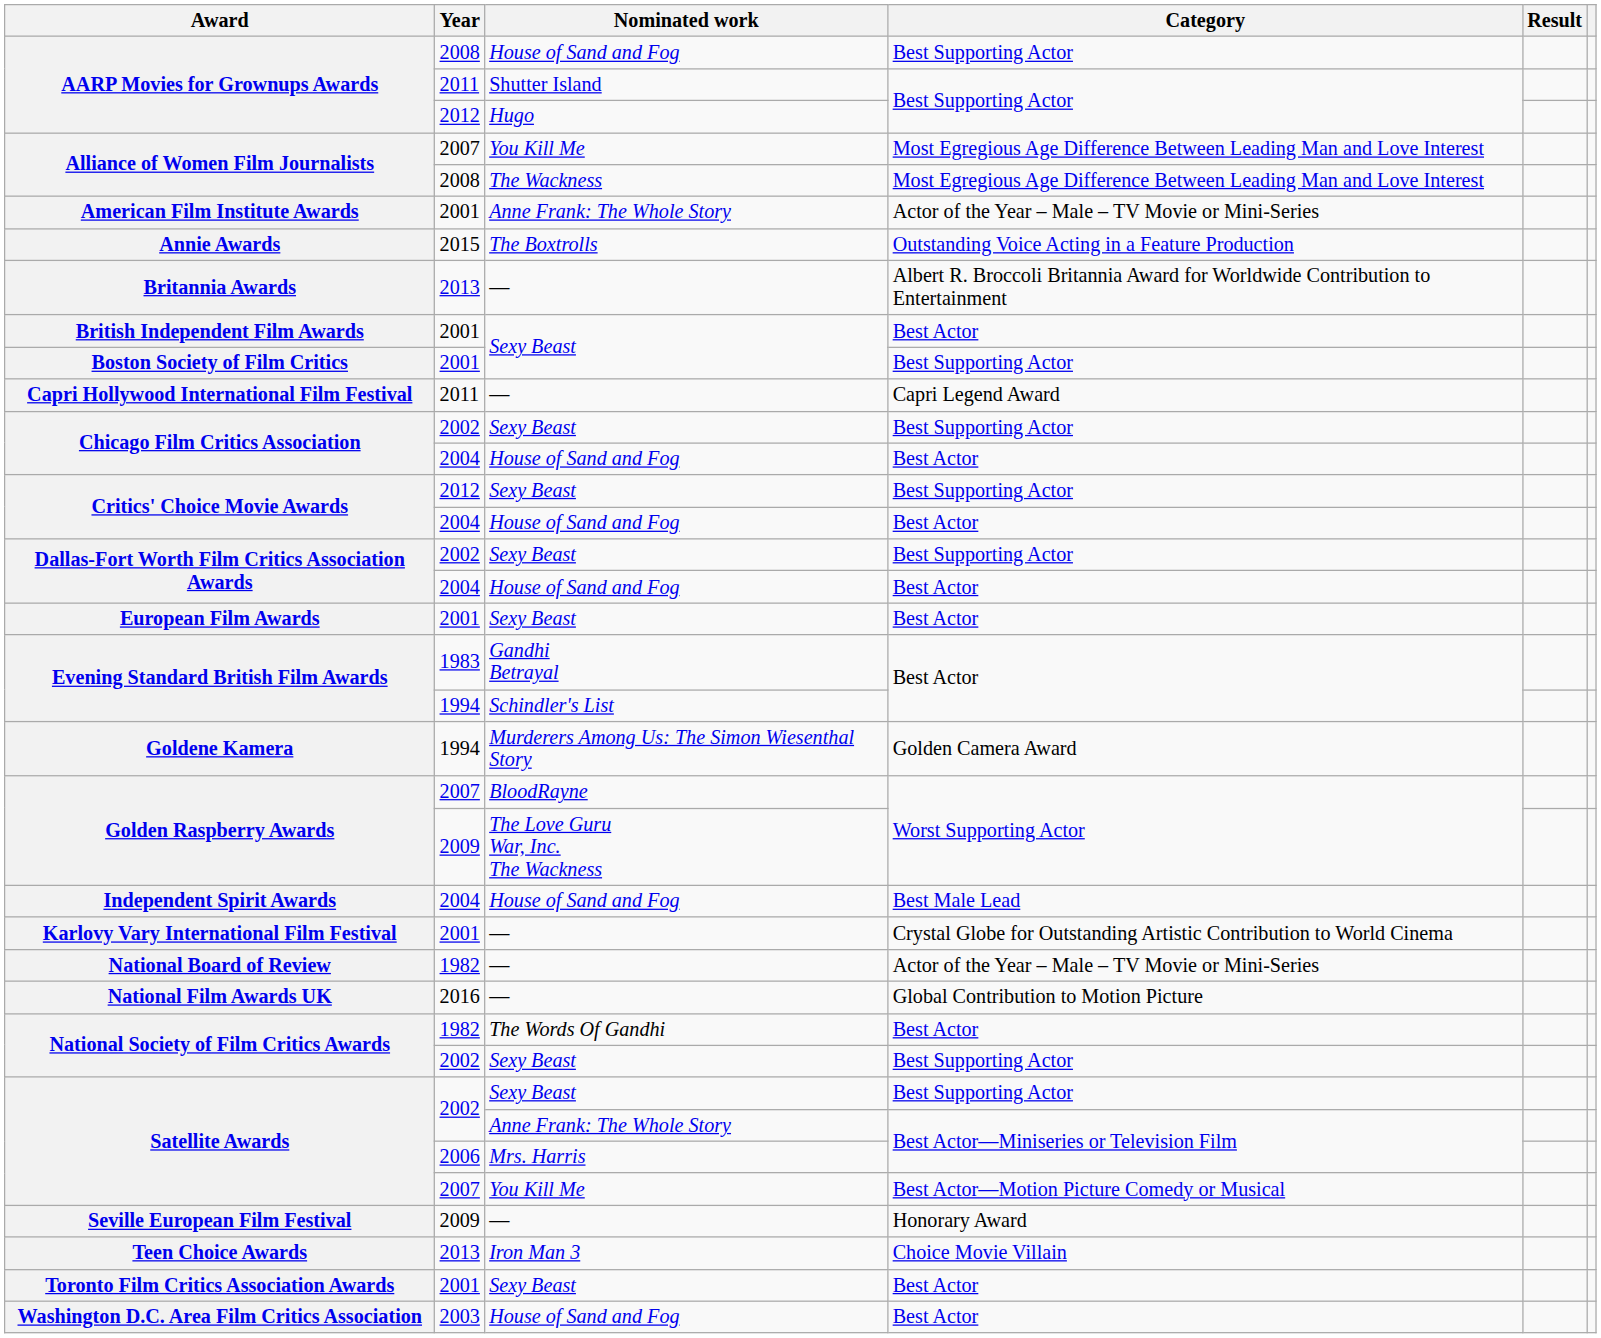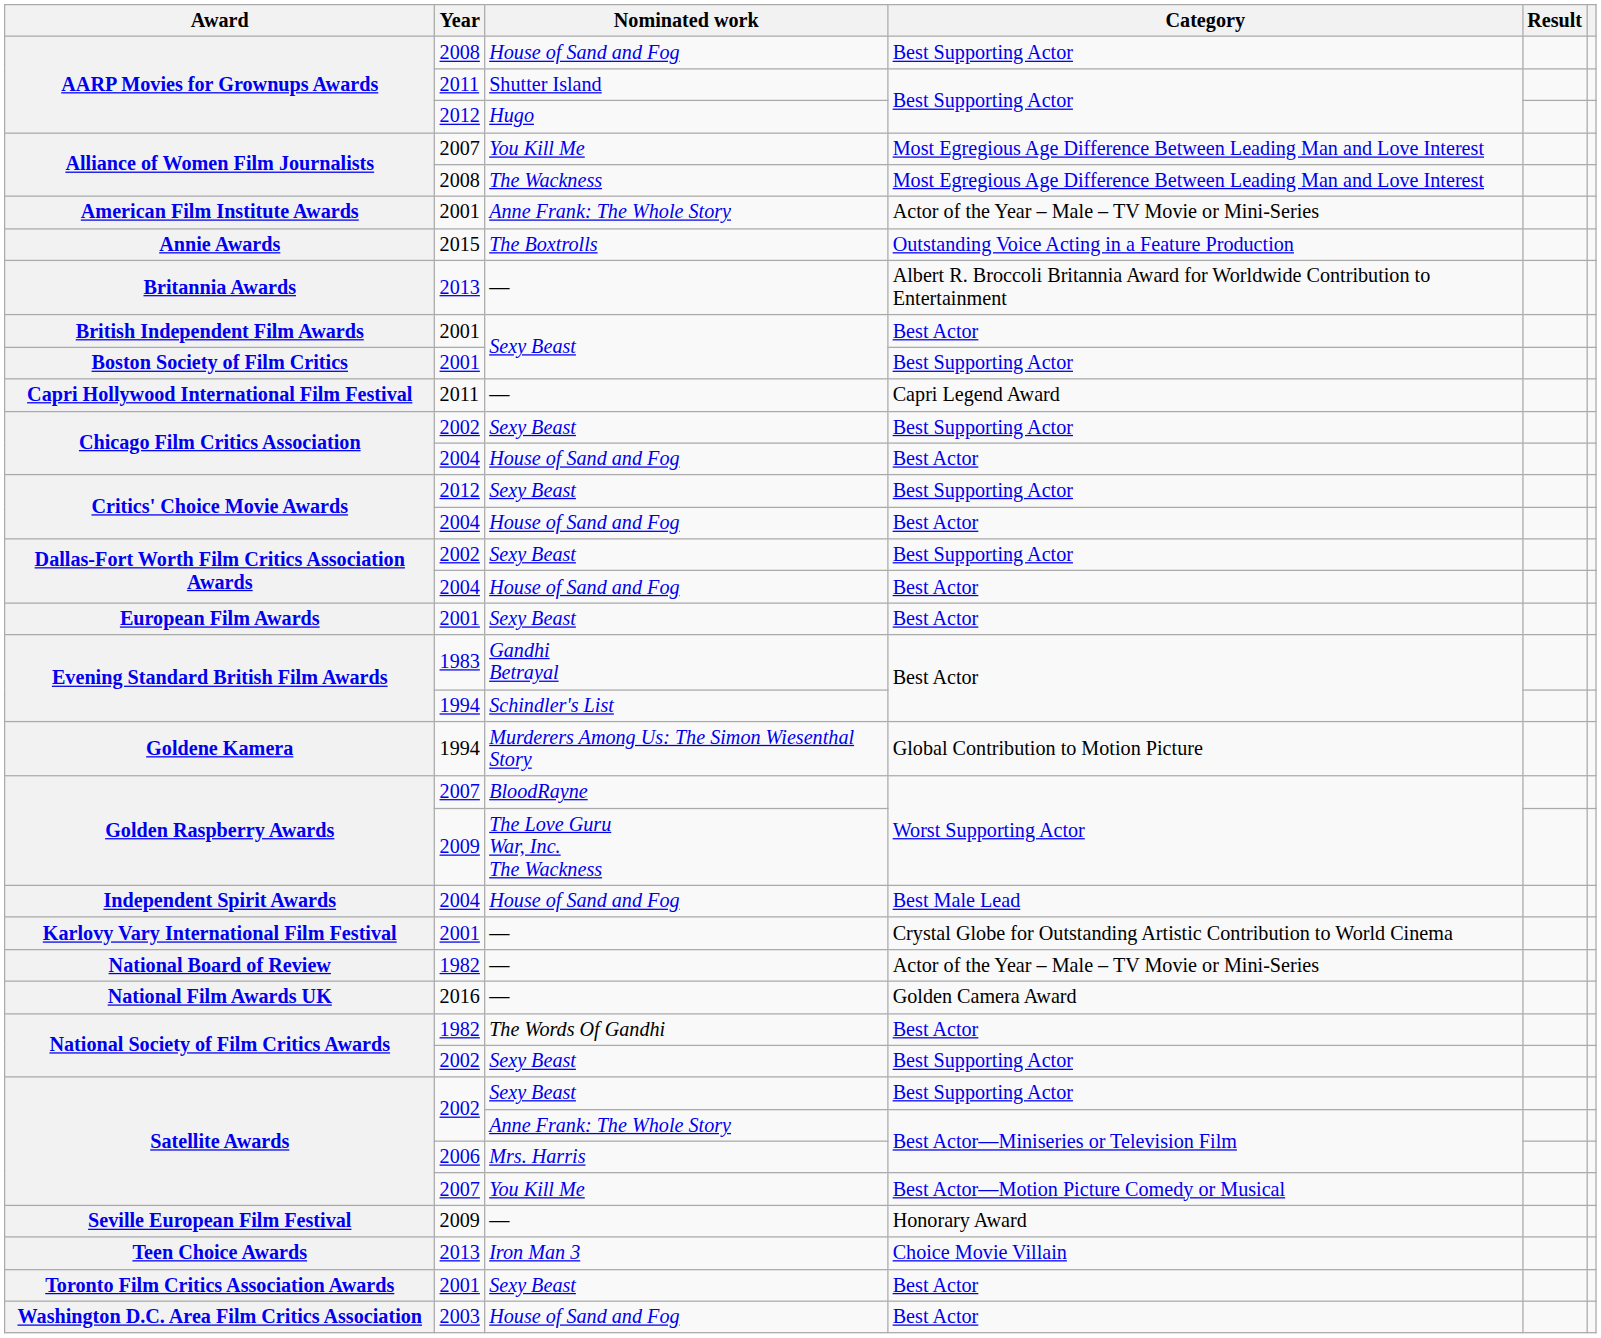(985, 748) Golden Camera Award -> (1048, 748) Global Contribution to Motion Picture
(1048, 997) Global Contribution to Motion Picture -> (985, 997) Golden Camera Award
